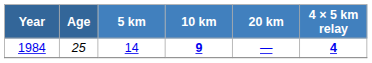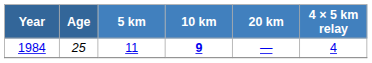(132, 48) 14 -> (132, 48) 11
(334, 48) bold -> (334, 48) normal
